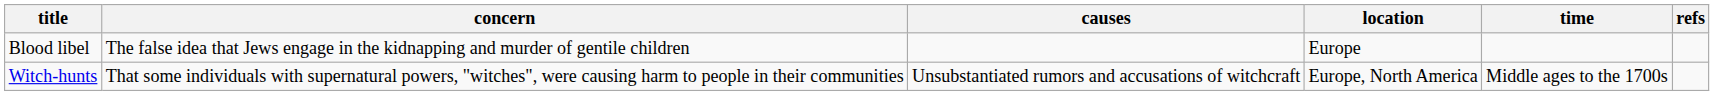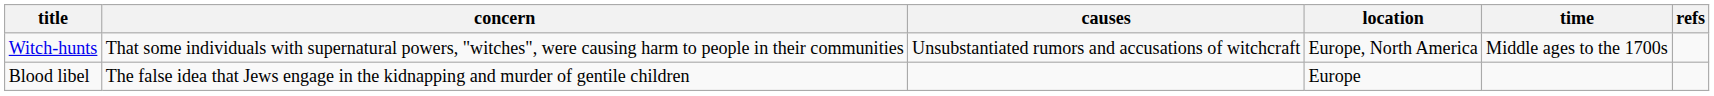rows swapped: (49, 47) <-> (53, 76)
